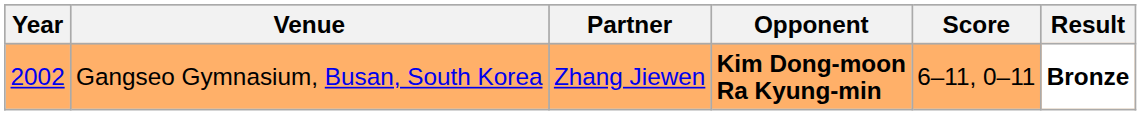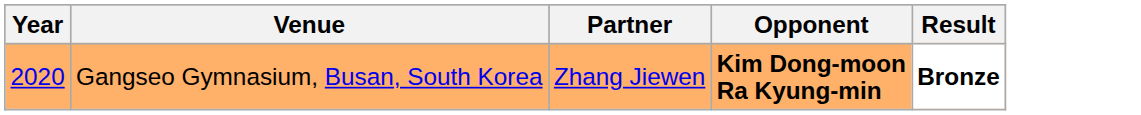- column: (976, 24)
(38, 76) 2002 -> (38, 76) 2020
